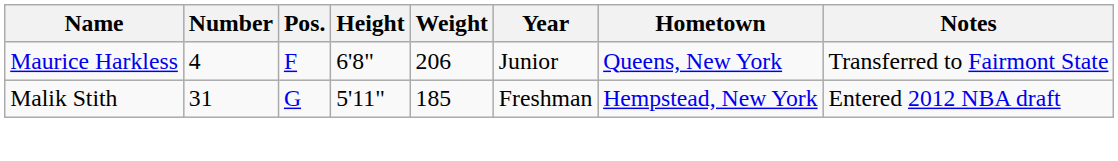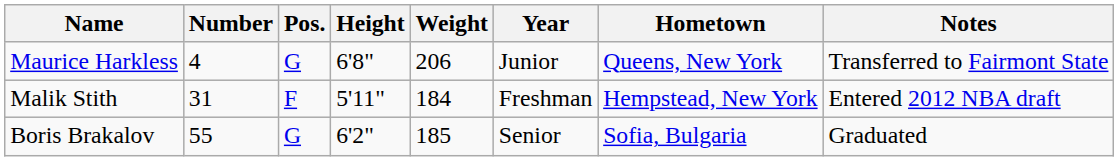(290, 60) F -> (292, 60) G
(292, 98) G -> (290, 98) F
(433, 98) 185 -> (433, 98) 184
+ row: (82, 135)
